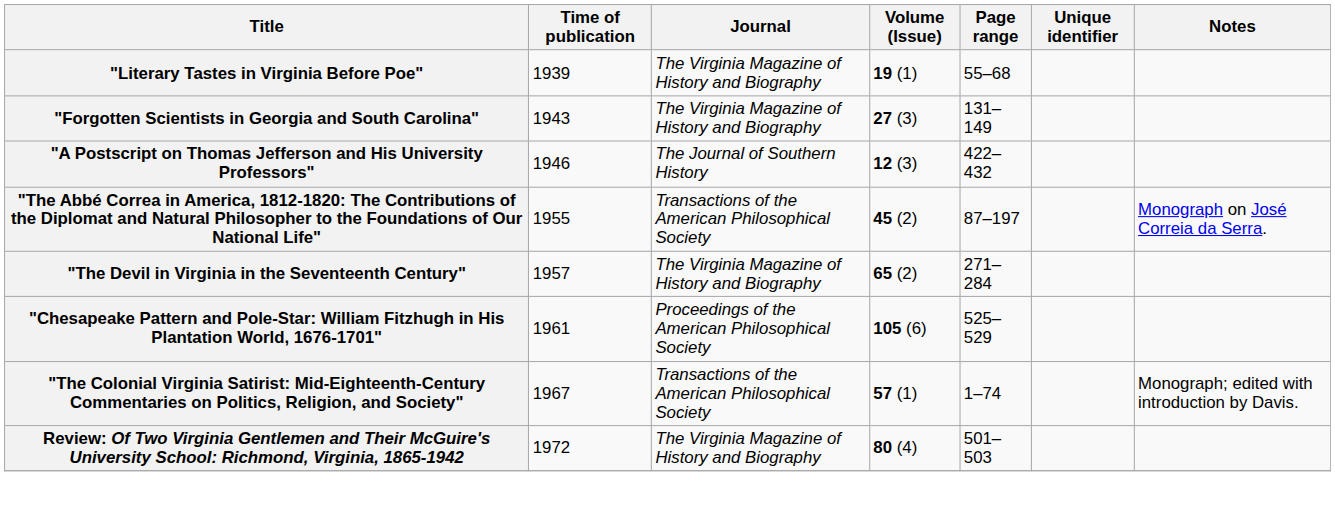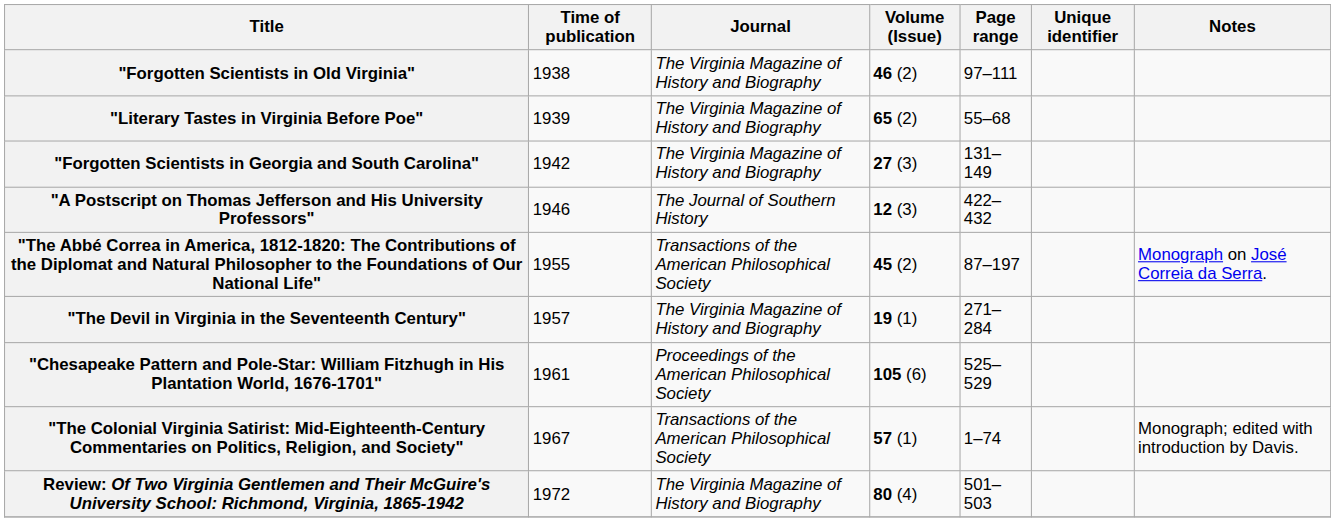+ row: (267, 72)
(895, 72) 19 (1) -> (895, 118) 65 (2)
(551, 118) 1943 -> (551, 163) 1942
(895, 273) 65 (2) -> (895, 319) 19 (1)
